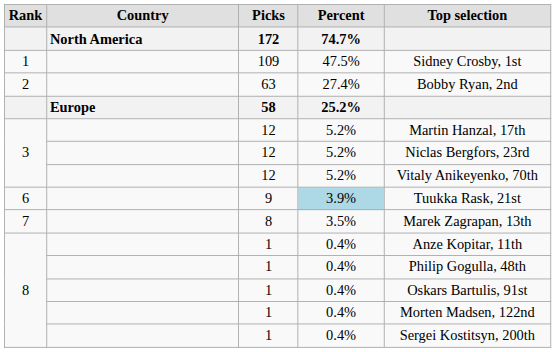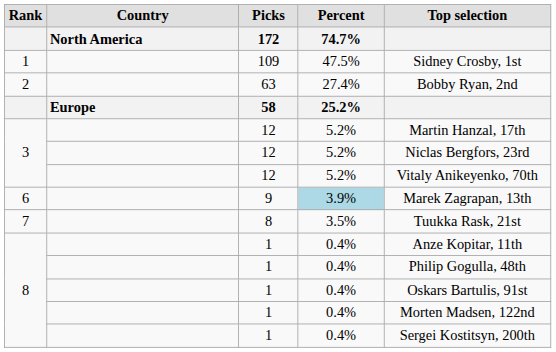(467, 198) Tuukka Rask, 21st -> (467, 198) Marek Zagrapan, 13th
(467, 221) Marek Zagrapan, 13th -> (467, 221) Tuukka Rask, 21st
